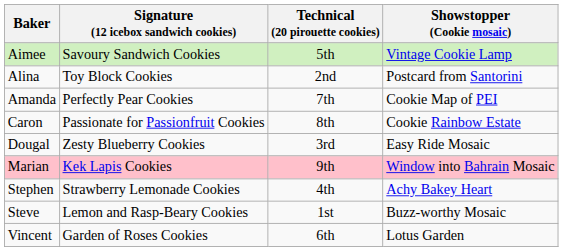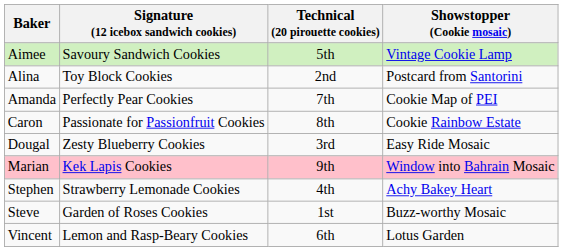(155, 212) Lemon and Rasp-Beary Cookies -> (135, 212) Garden of Roses Cookies
(135, 235) Garden of Roses Cookies -> (155, 235) Lemon and Rasp-Beary Cookies
